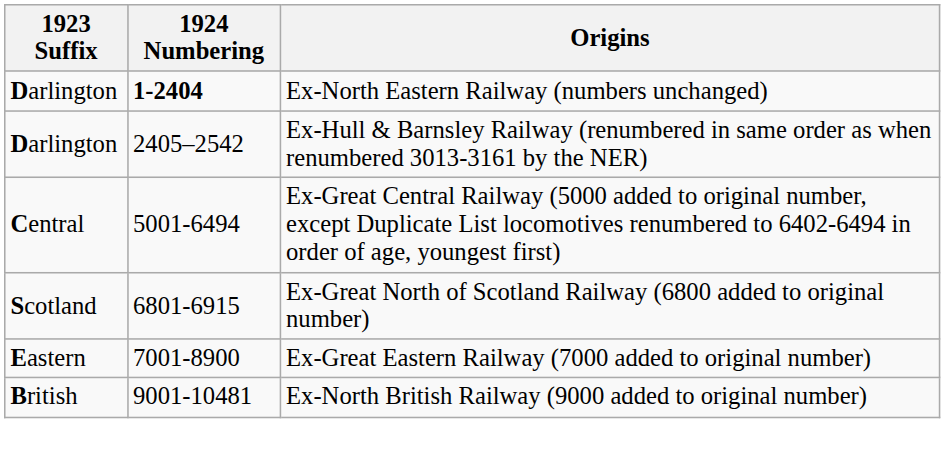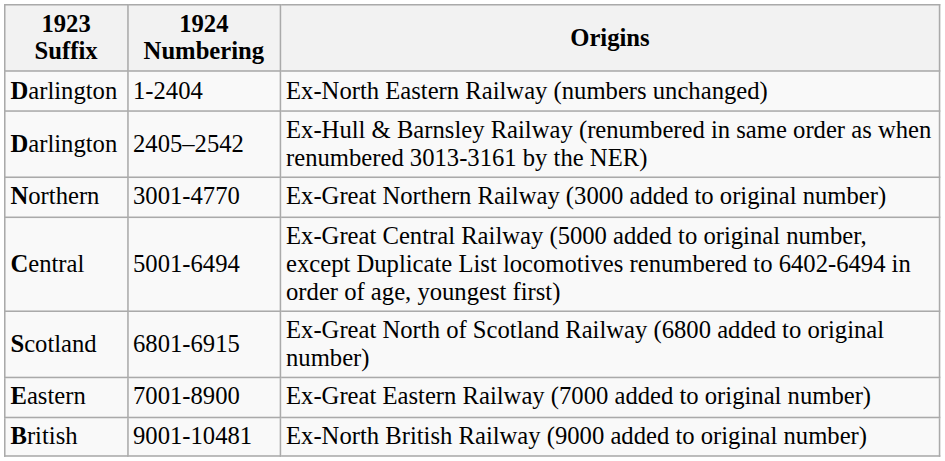(168, 90) bold -> (168, 90) normal
+ row: (586, 196)
